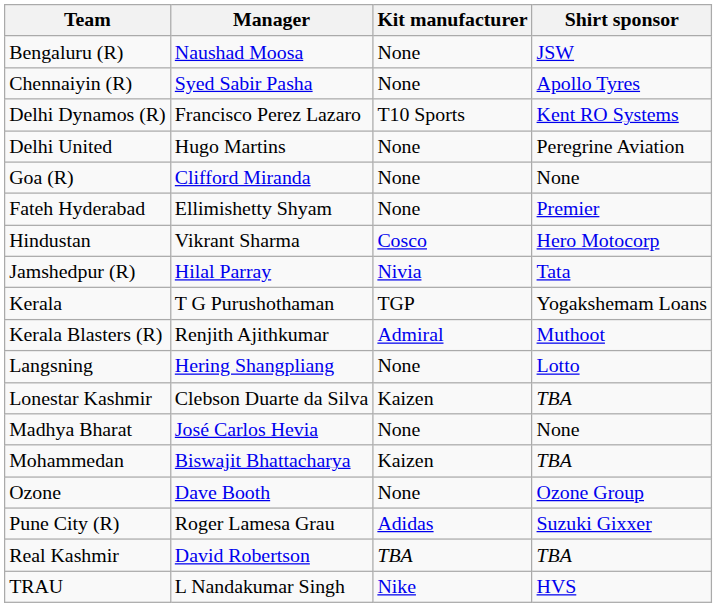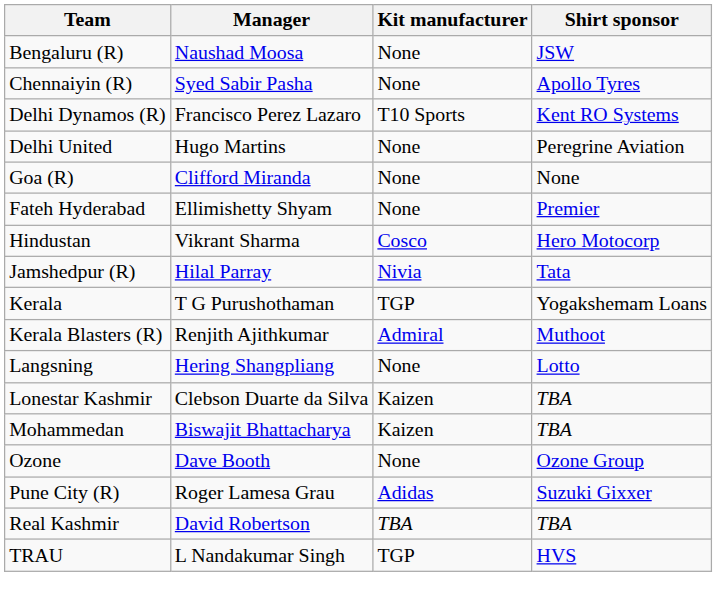- row: (71, 429)
(397, 586) Nike -> (396, 555) TGP
